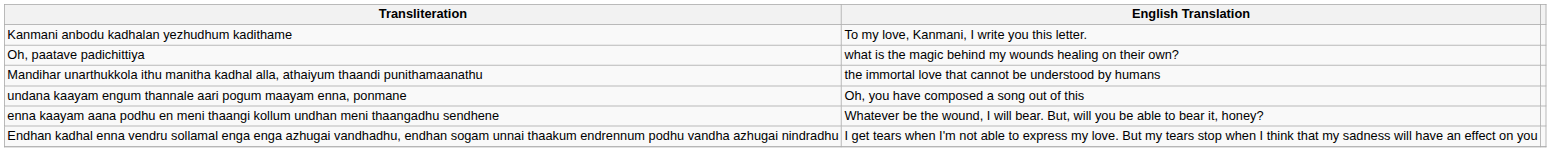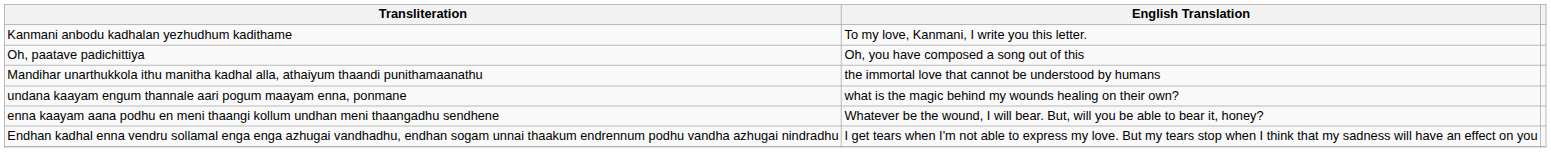(1012, 55) what is the magic behind my wounds healing on their own? -> (964, 55) Oh, you have composed a song out of this
(964, 95) Oh, you have composed a song out of this -> (1012, 95) what is the magic behind my wounds healing on their own?
